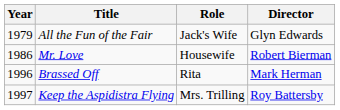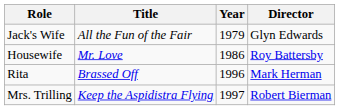columns swapped: (20, 14) <-> (212, 14)
(291, 54) Robert Bierman -> (287, 54) Roy Battersby
(287, 94) Roy Battersby -> (291, 94) Robert Bierman
